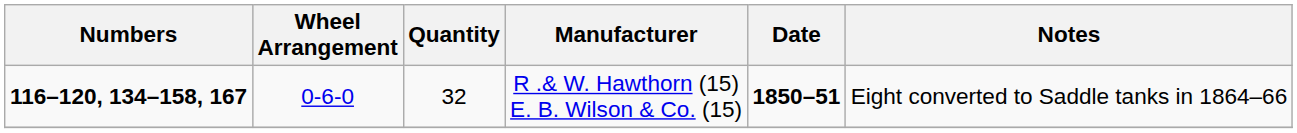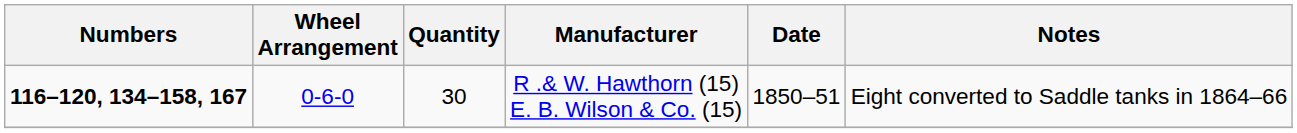(454, 96) 32 -> (454, 96) 30
(796, 96) bold -> (796, 96) normal
